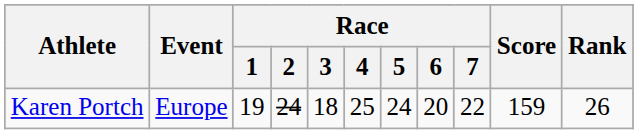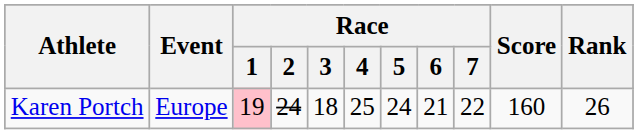(252, 108) no background -> (252, 108) pink background
(436, 108) 20 -> (436, 108) 21
(527, 108) 159 -> (527, 108) 160
